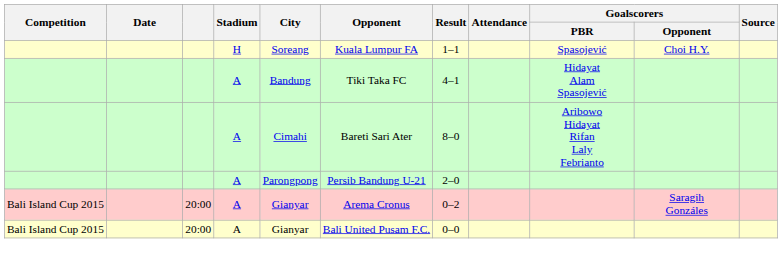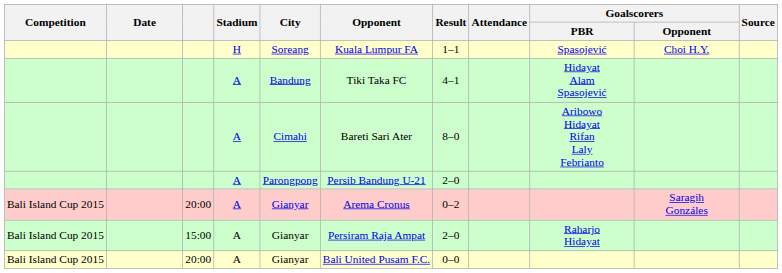+ row: (198, 235)
